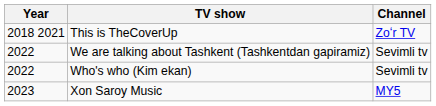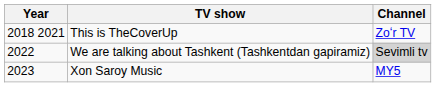(402, 52) no background -> (402, 52) lightgrey background
- row: (131, 71)
